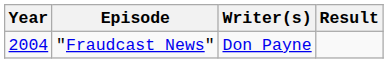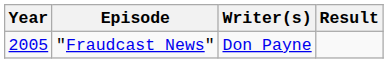(28, 45) 2004 -> (28, 45) 2005
